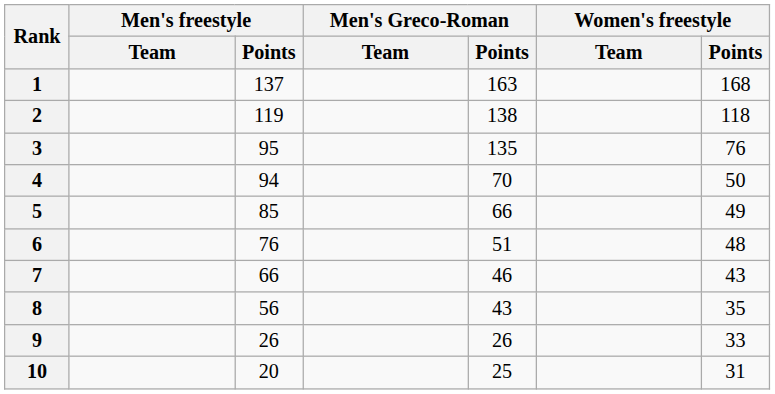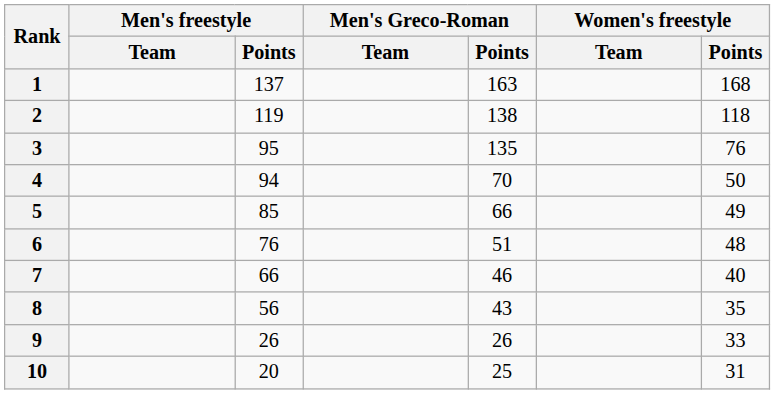(735, 276) 43 -> (735, 276) 40
